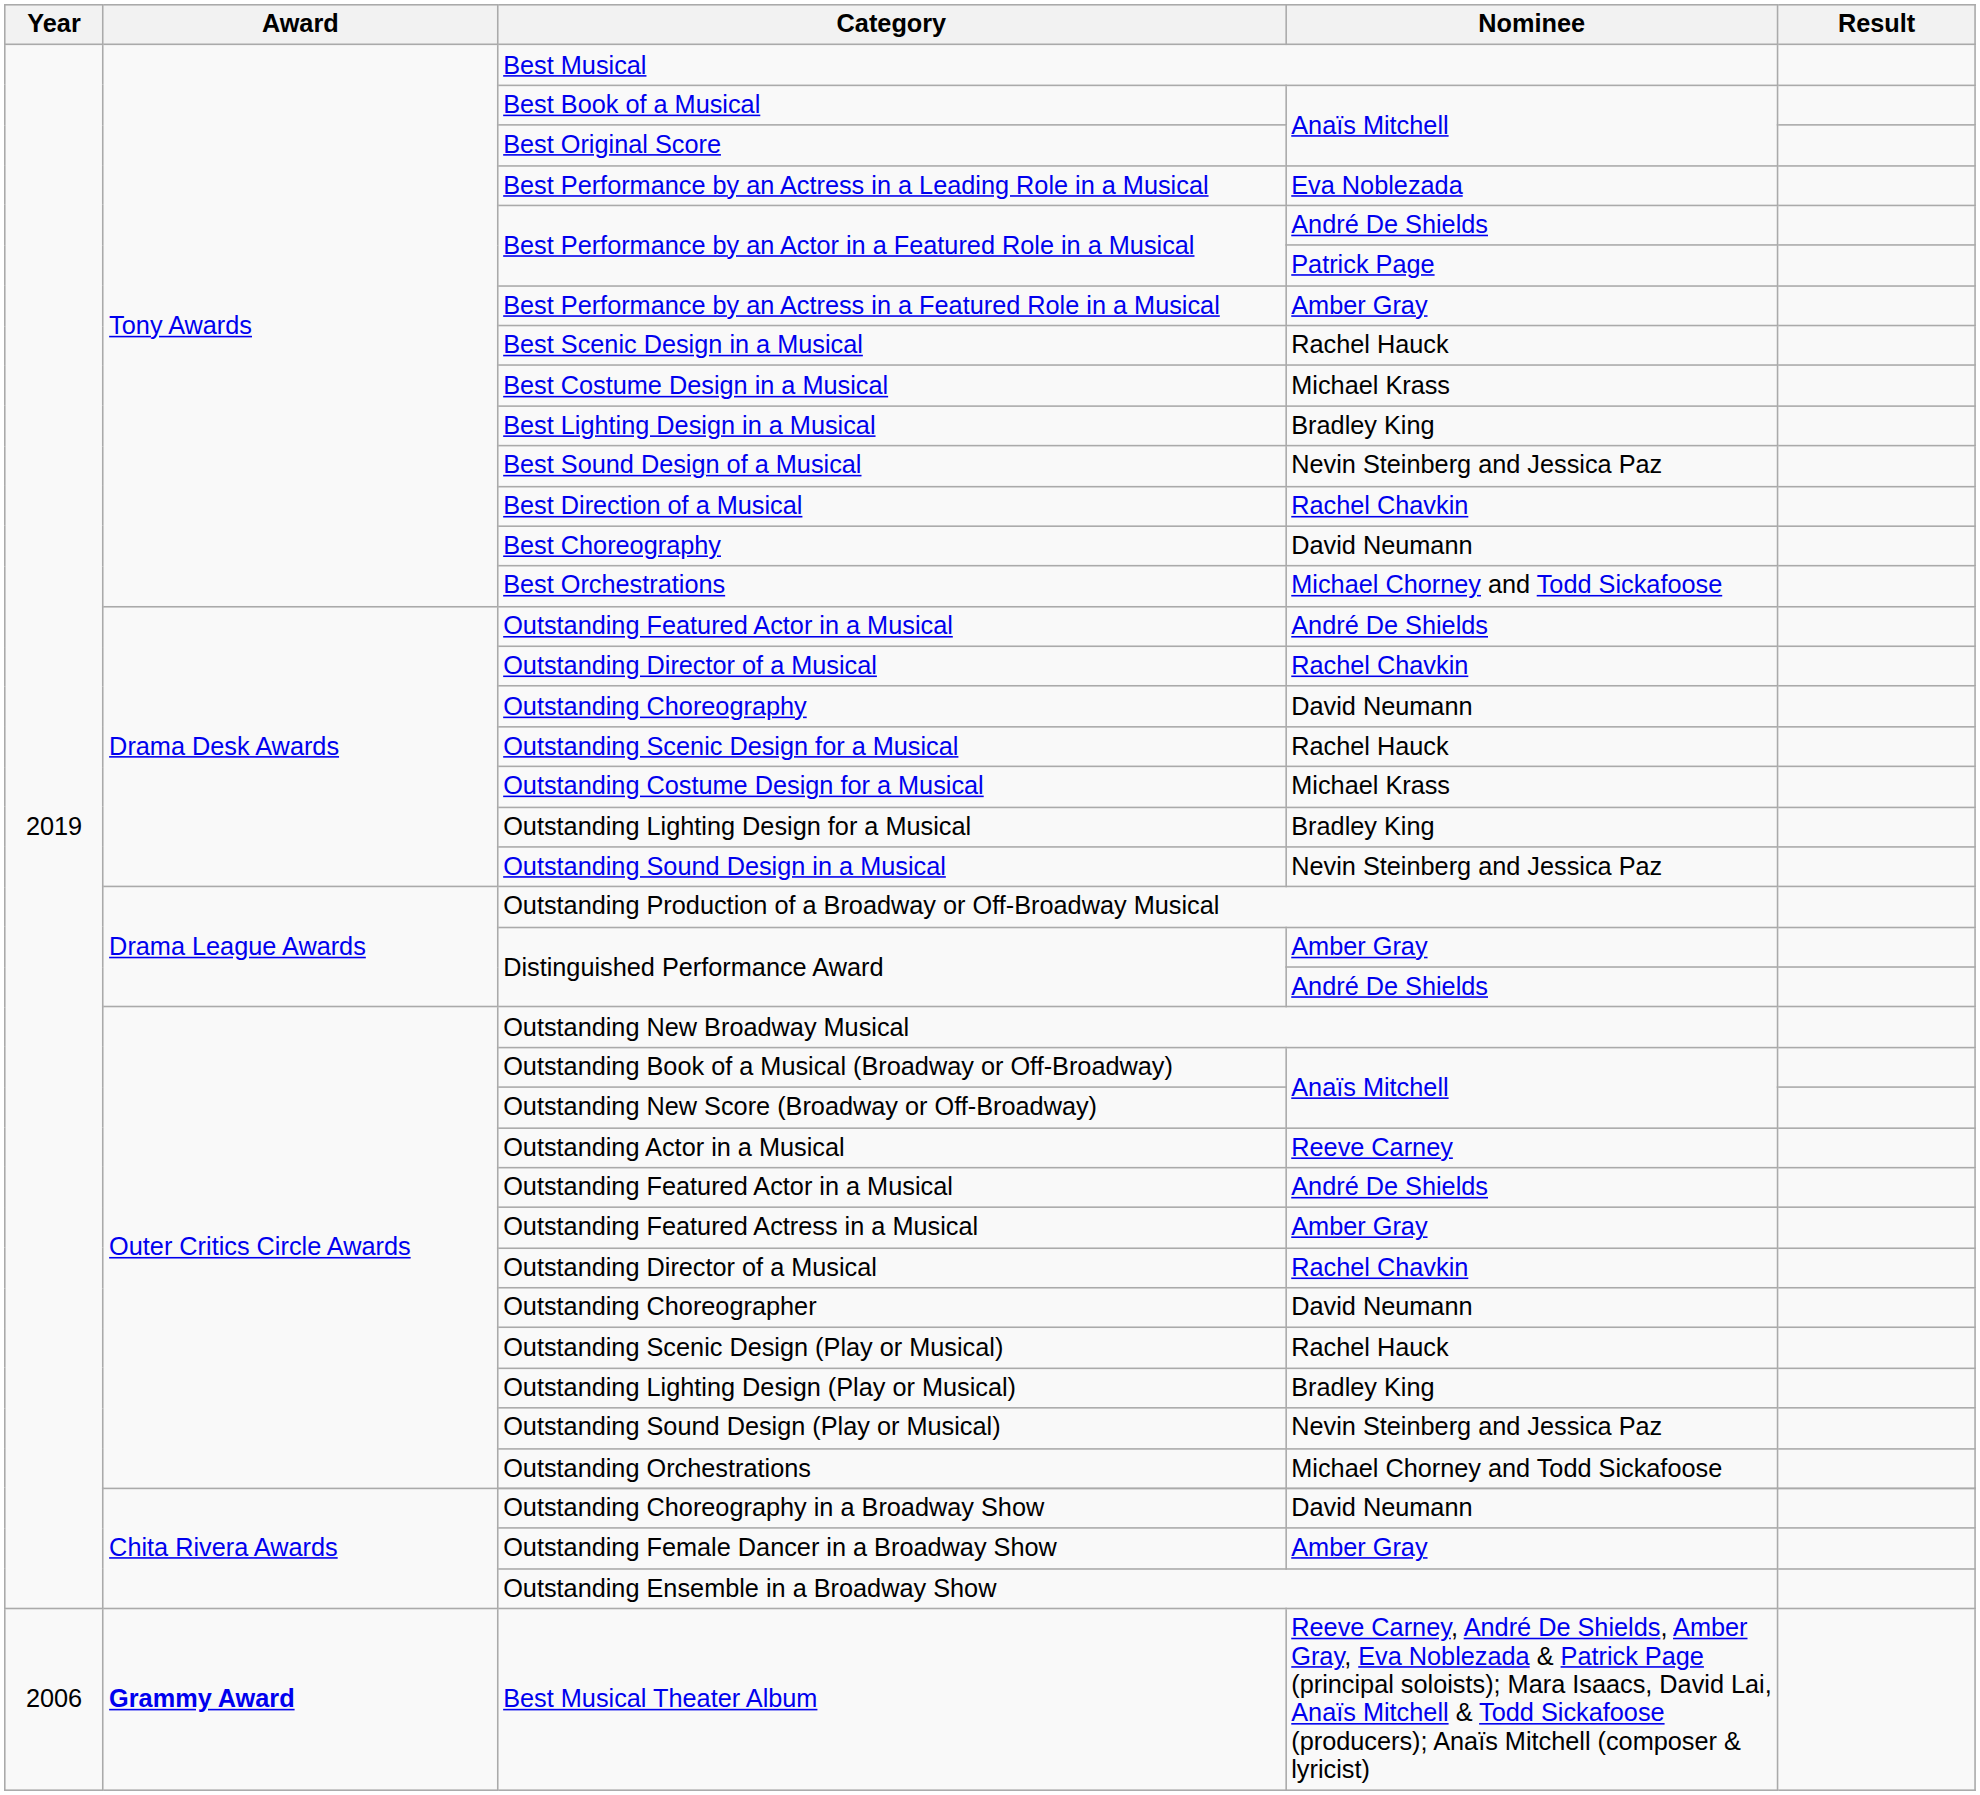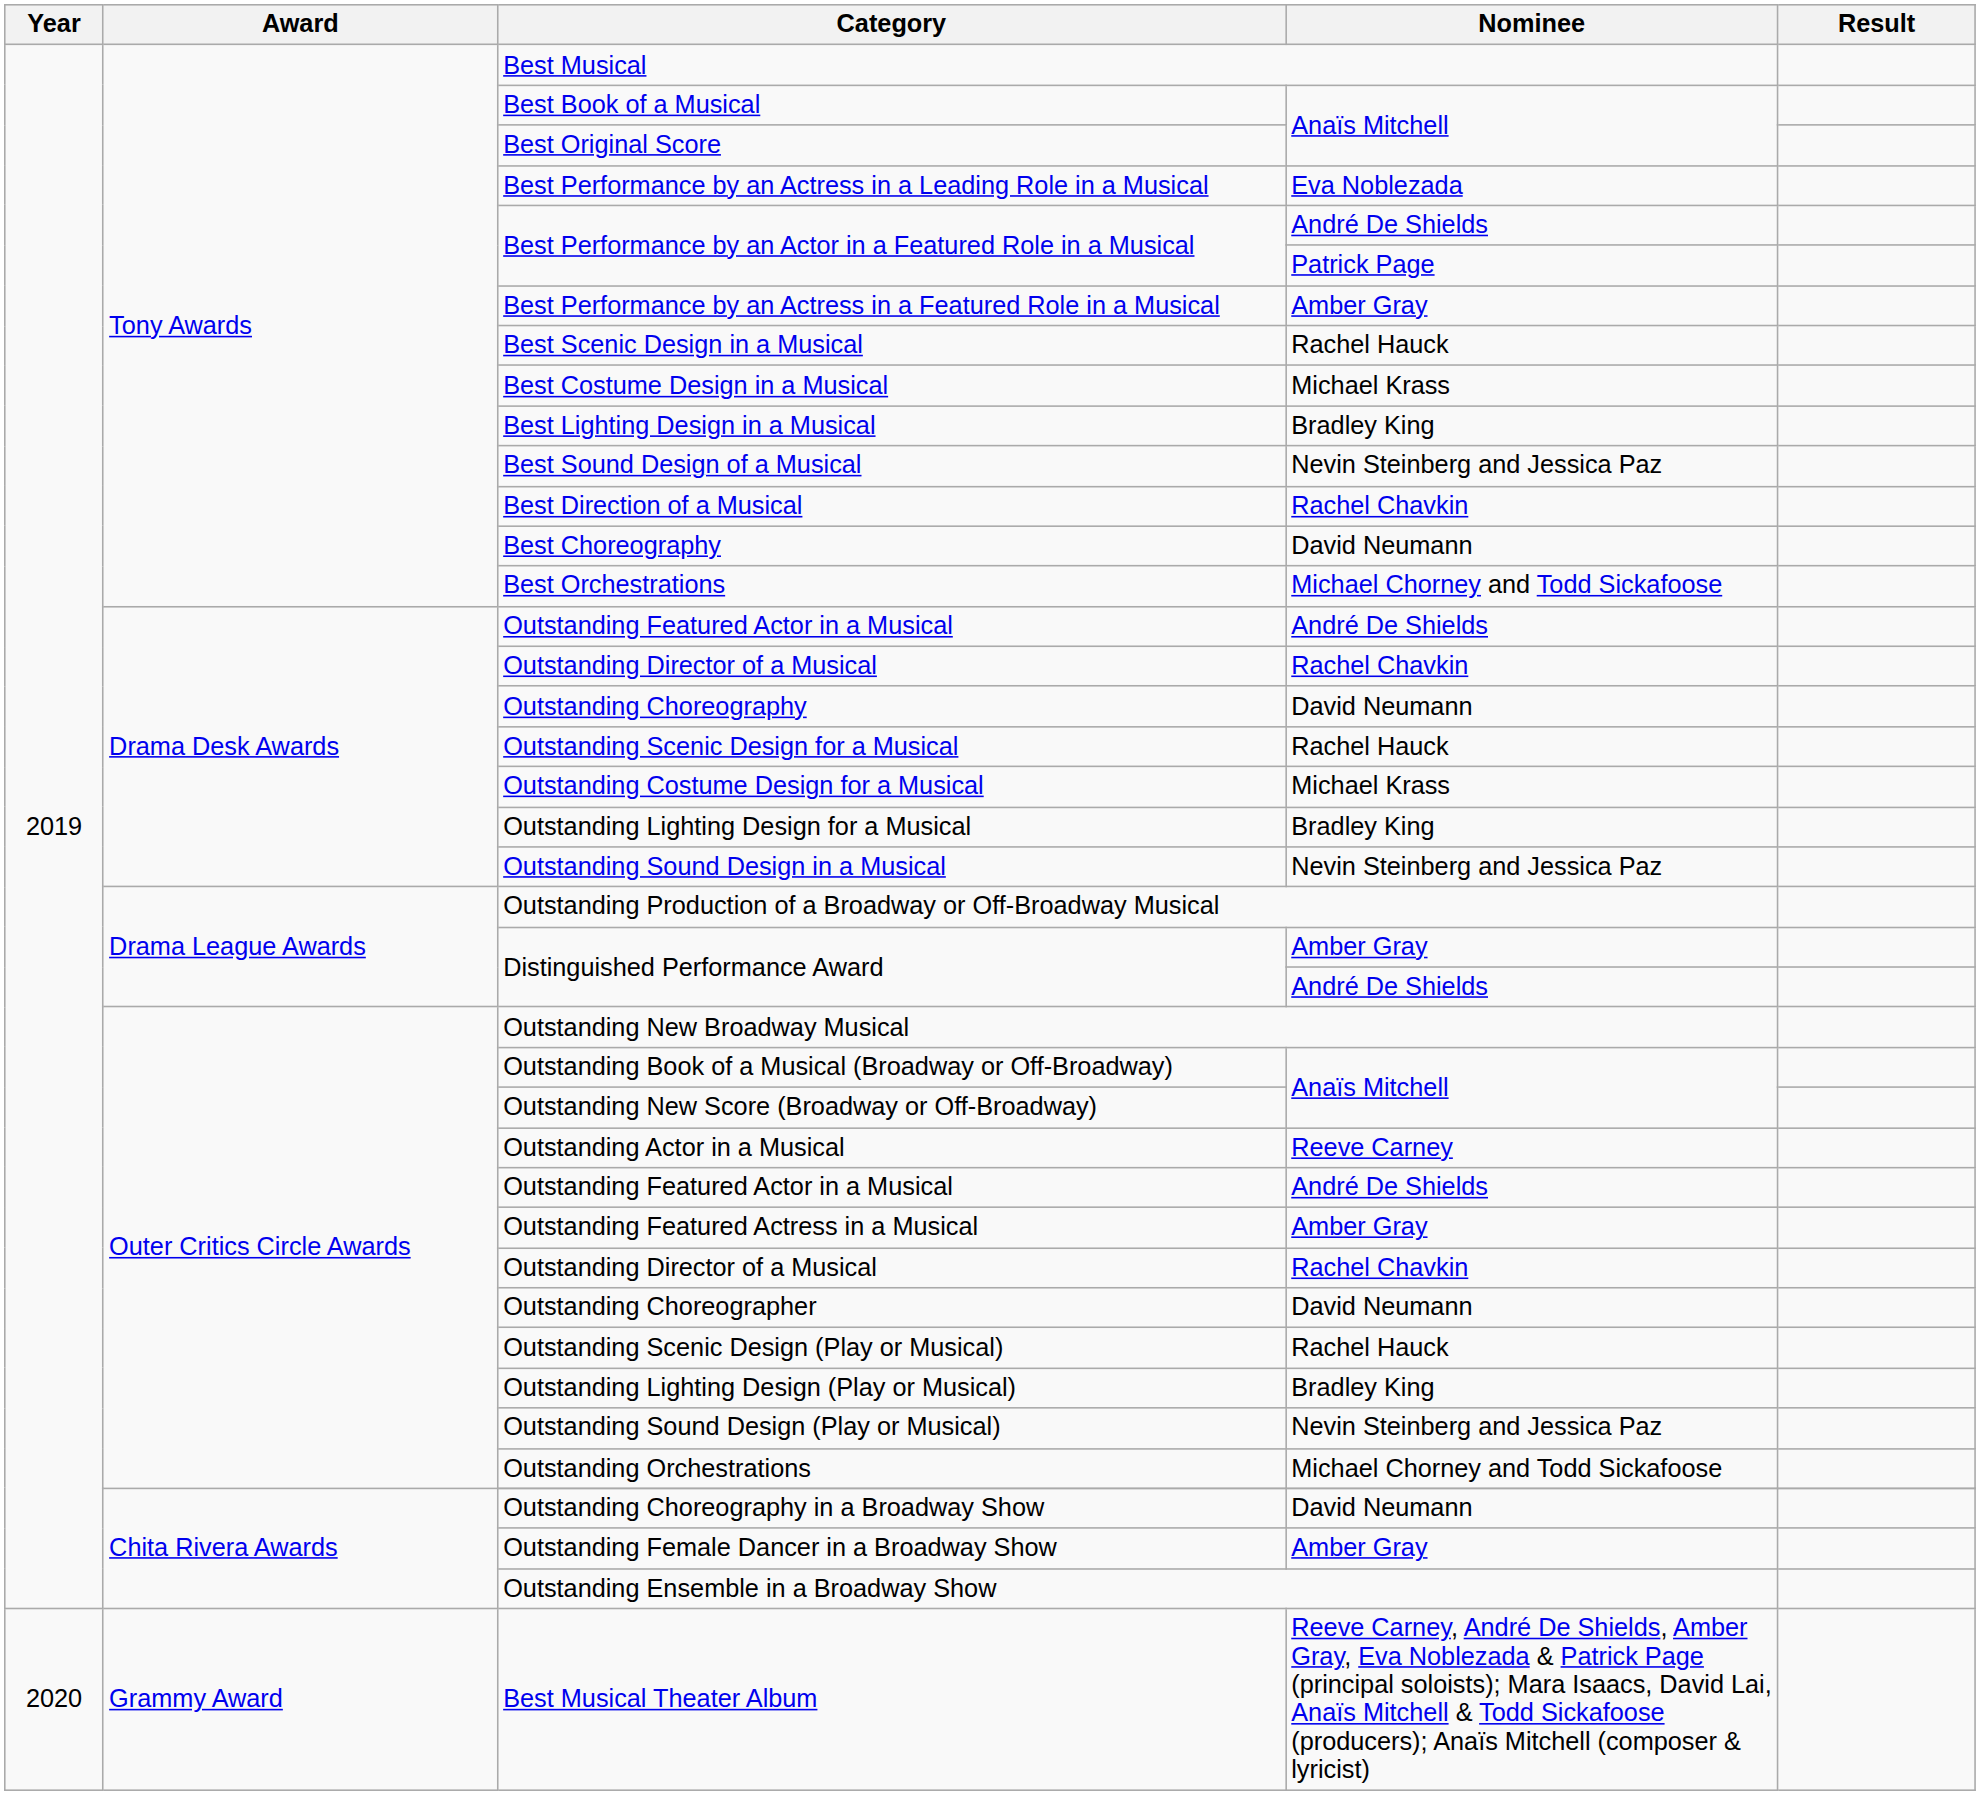(54, 1699) 2006 -> (54, 1699) 2020
(202, 1699) bold -> (196, 1699) normal
